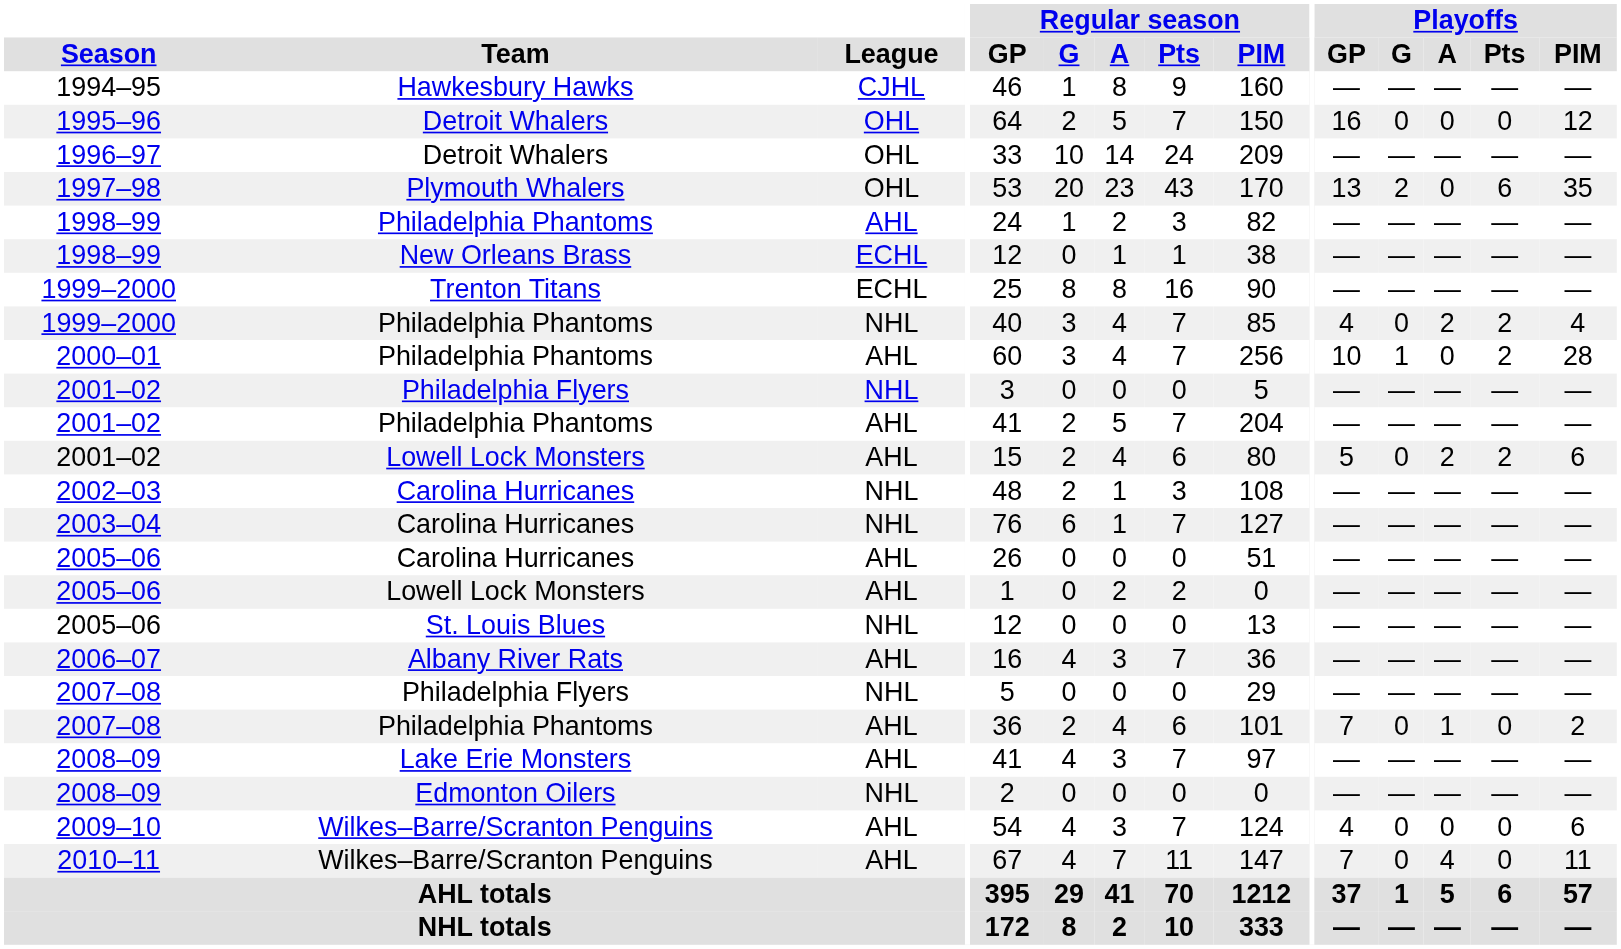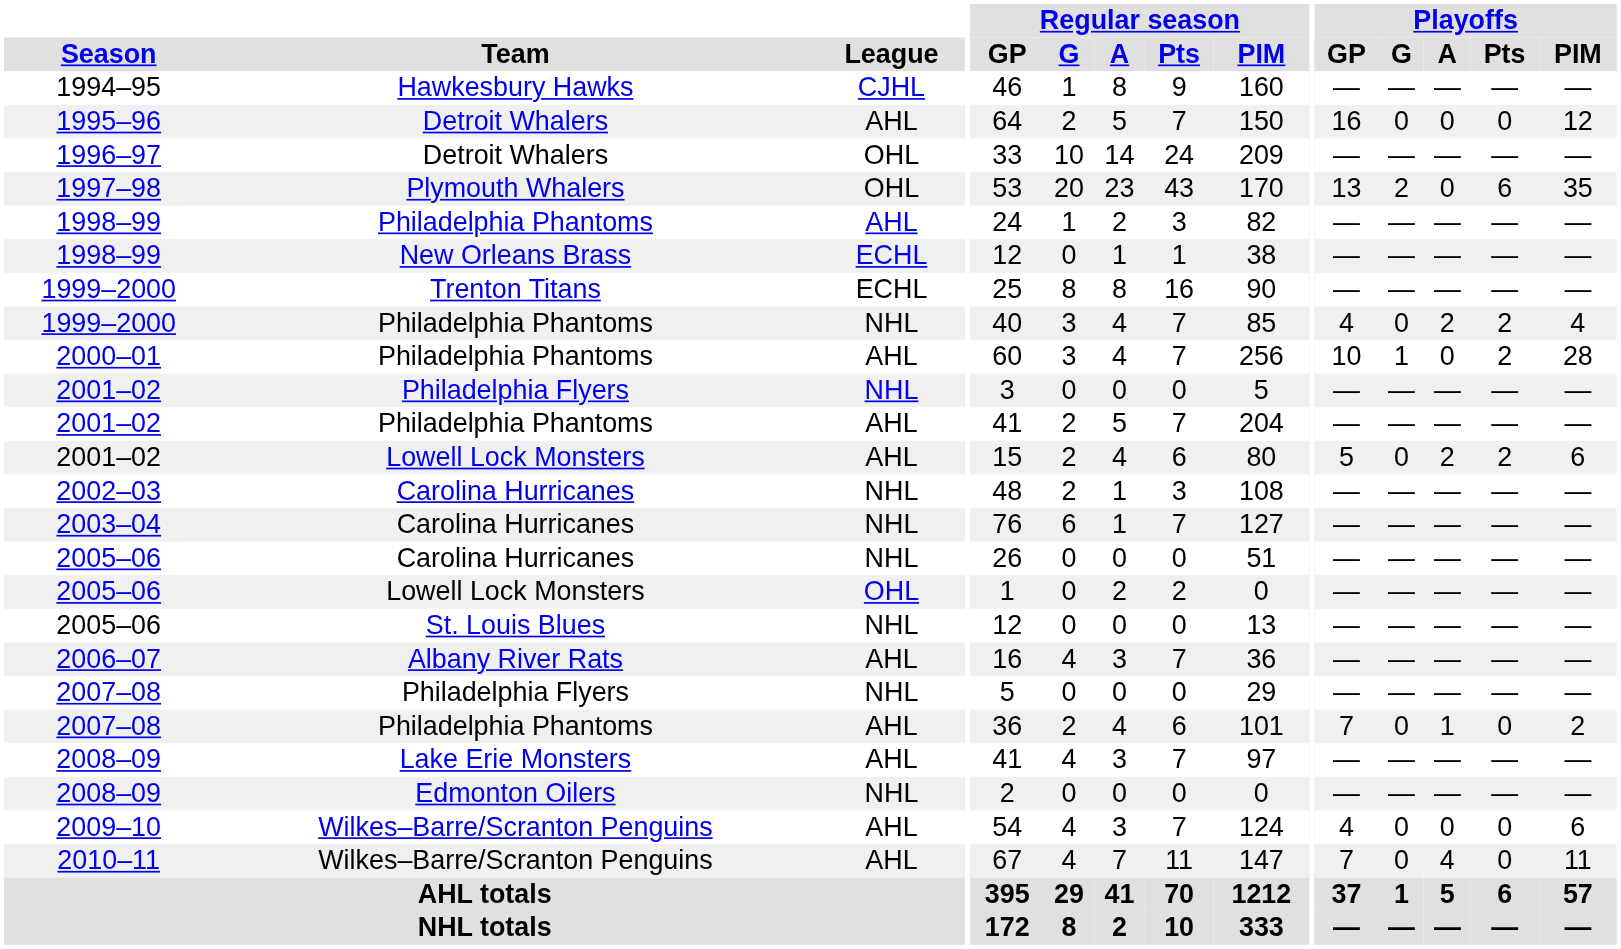(891, 121) OHL -> (891, 121) AHL
(891, 558) AHL -> (891, 558) NHL
(891, 591) AHL -> (891, 591) OHL
